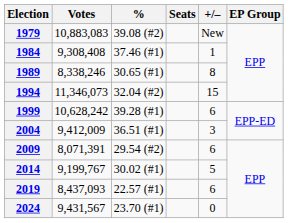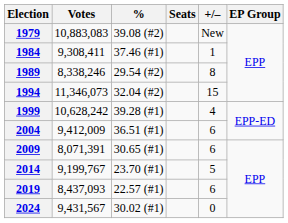(81, 52) 9,308,408 -> (81, 52) 9,308,411
(139, 71) 30.65 (#1) -> (139, 71) 29.54 (#2)
(212, 110) 6 -> (212, 110) 4
(212, 130) 3 -> (212, 130) 6
(139, 149) 29.54 (#2) -> (139, 149) 30.65 (#1)
(139, 168) 30.02 (#1) -> (139, 168) 23.70 (#1)
(139, 207) 23.70 (#1) -> (139, 207) 30.02 (#1)
